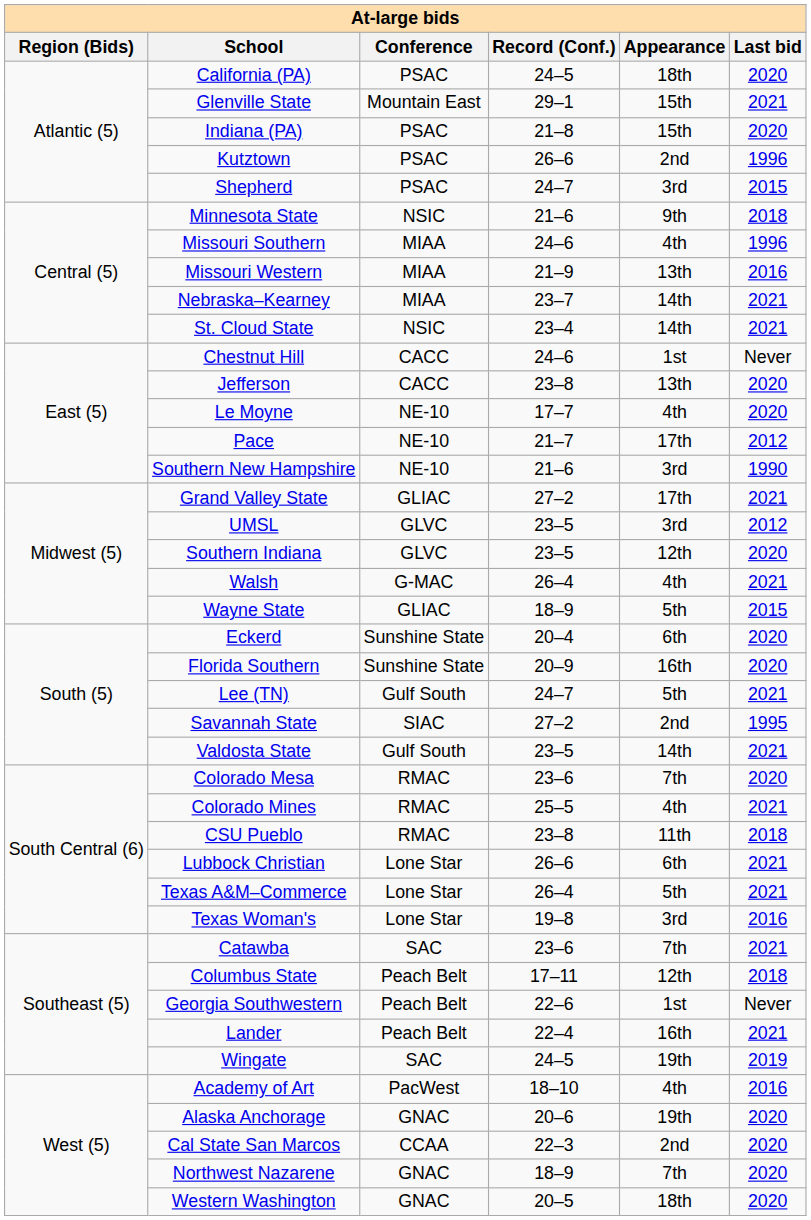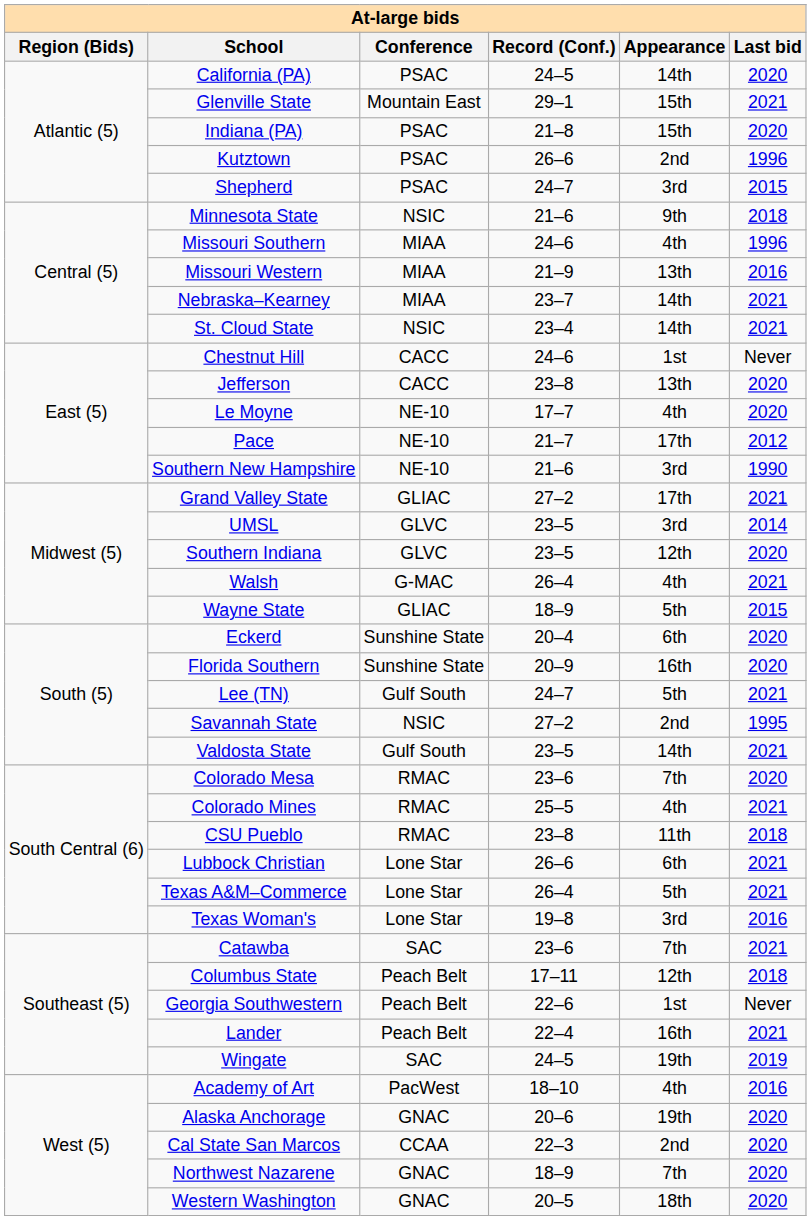(675, 74) 18th -> (675, 74) 14th
(768, 525) 2012 -> (768, 525) 2014
(424, 722) SIAC -> (424, 722) NSIC
